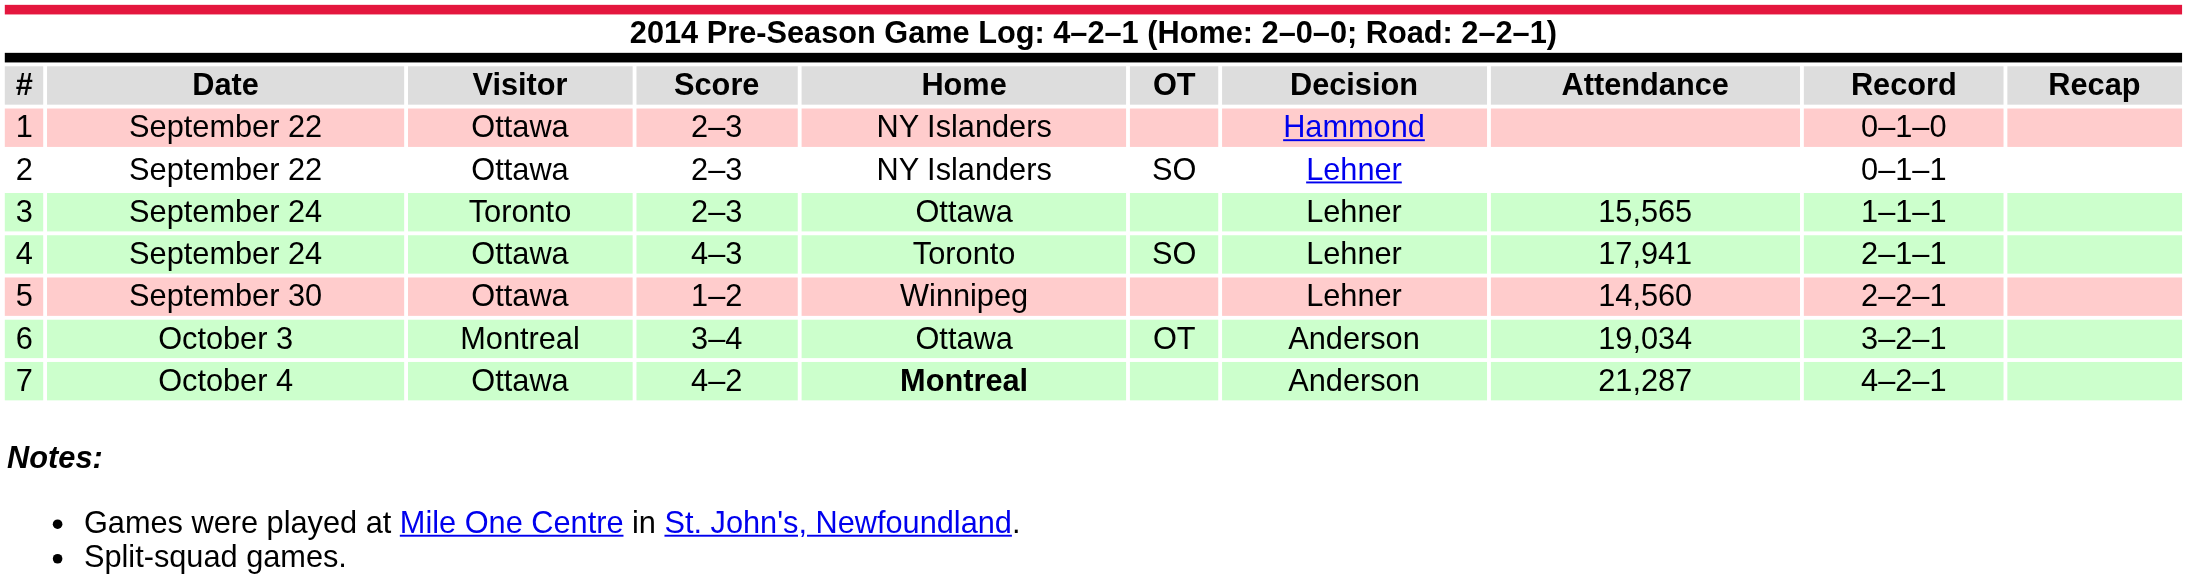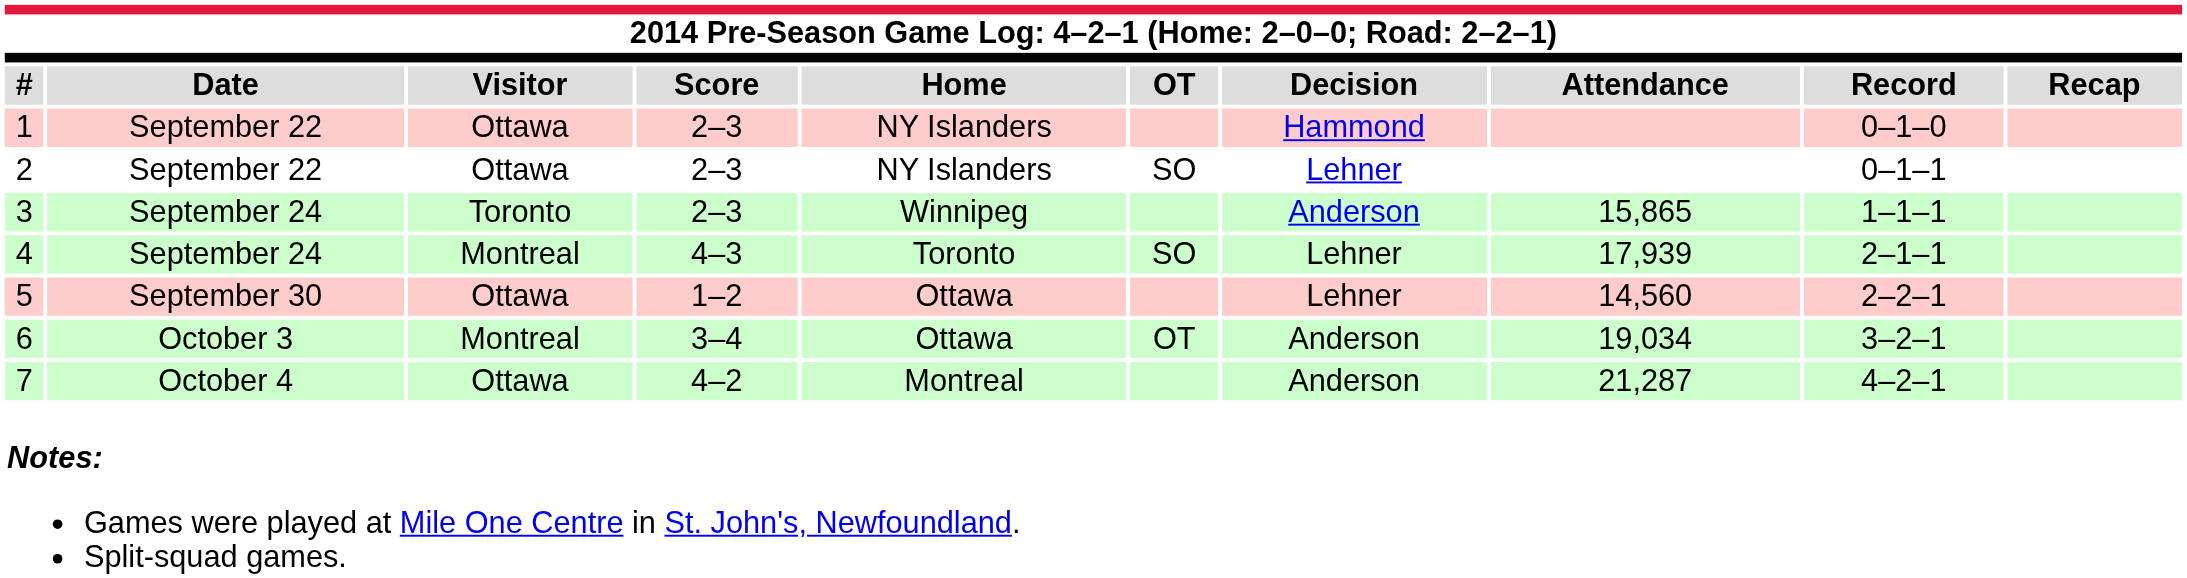(964, 211) Ottawa -> (964, 211) Winnipeg
(1354, 211) Lehner -> (1354, 211) Anderson
(1645, 211) 15,565 -> (1645, 211) 15,865
(520, 253) Ottawa -> (520, 253) Montreal
(1645, 253) 17,941 -> (1645, 253) 17,939
(964, 296) Winnipeg -> (964, 296) Ottawa
(964, 380) bold -> (964, 380) normal
